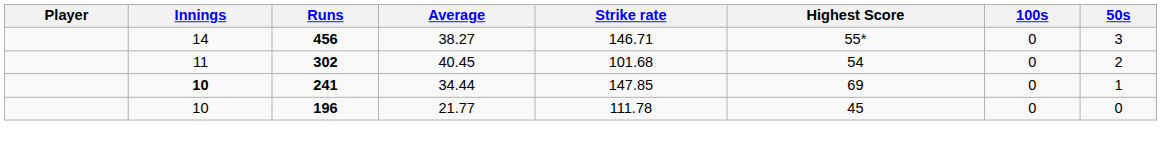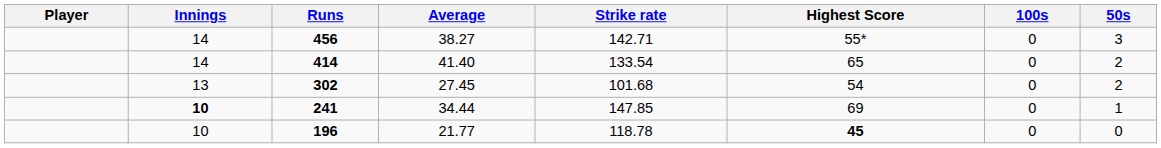(631, 39) 146.71 -> (631, 39) 142.71
+ row: (325, 62)
(200, 62) 11 -> (200, 85) 13
(457, 62) 40.45 -> (457, 85) 27.45
(631, 108) 111.78 -> (631, 131) 118.78
(855, 108) normal -> (855, 131) bold
